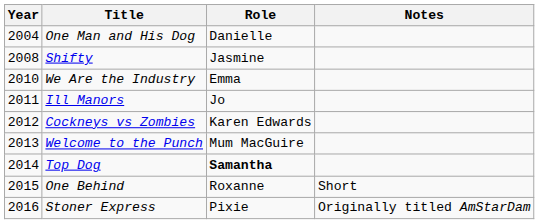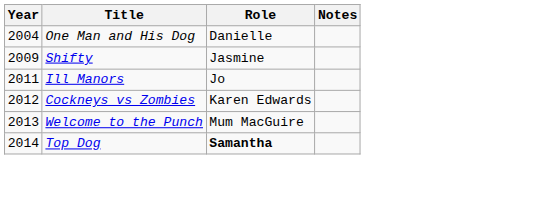(23, 58) 2008 -> (23, 58) 2009
- row: (120, 79)
- row: (85, 186)
- row: (101, 208)
